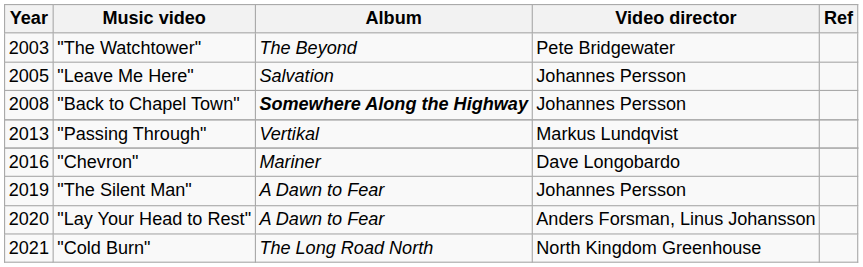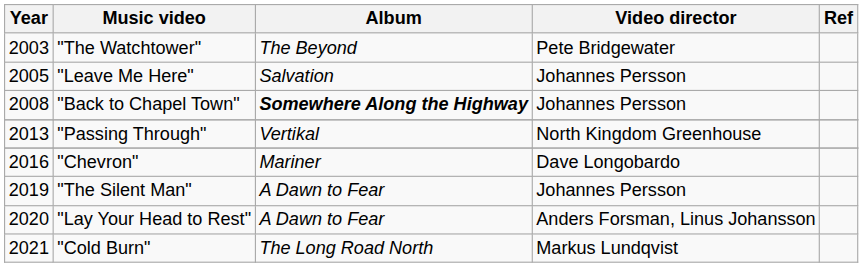(607, 133) Markus Lundqvist -> (649, 133) North Kingdom Greenhouse
(649, 248) North Kingdom Greenhouse -> (607, 248) Markus Lundqvist
